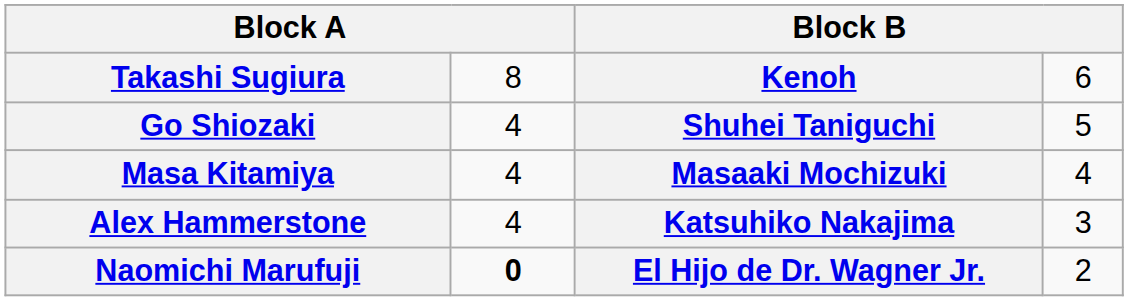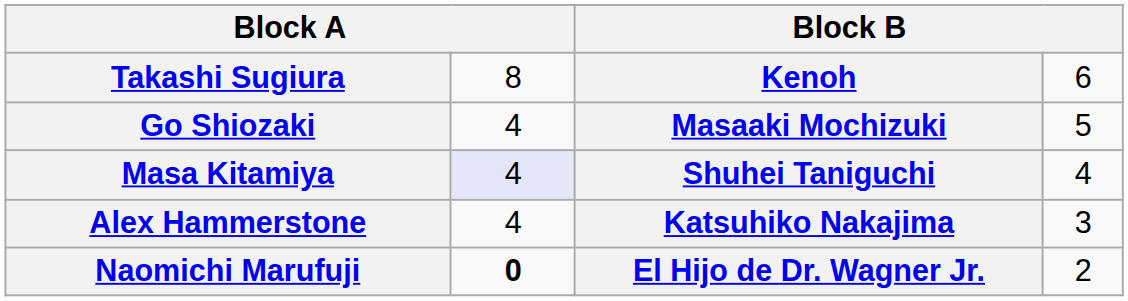(809, 125) Shuhei Taniguchi -> (809, 125) Masaaki Mochizuki
(513, 174) no background -> (513, 174) lavender background
(809, 174) Masaaki Mochizuki -> (809, 174) Shuhei Taniguchi
